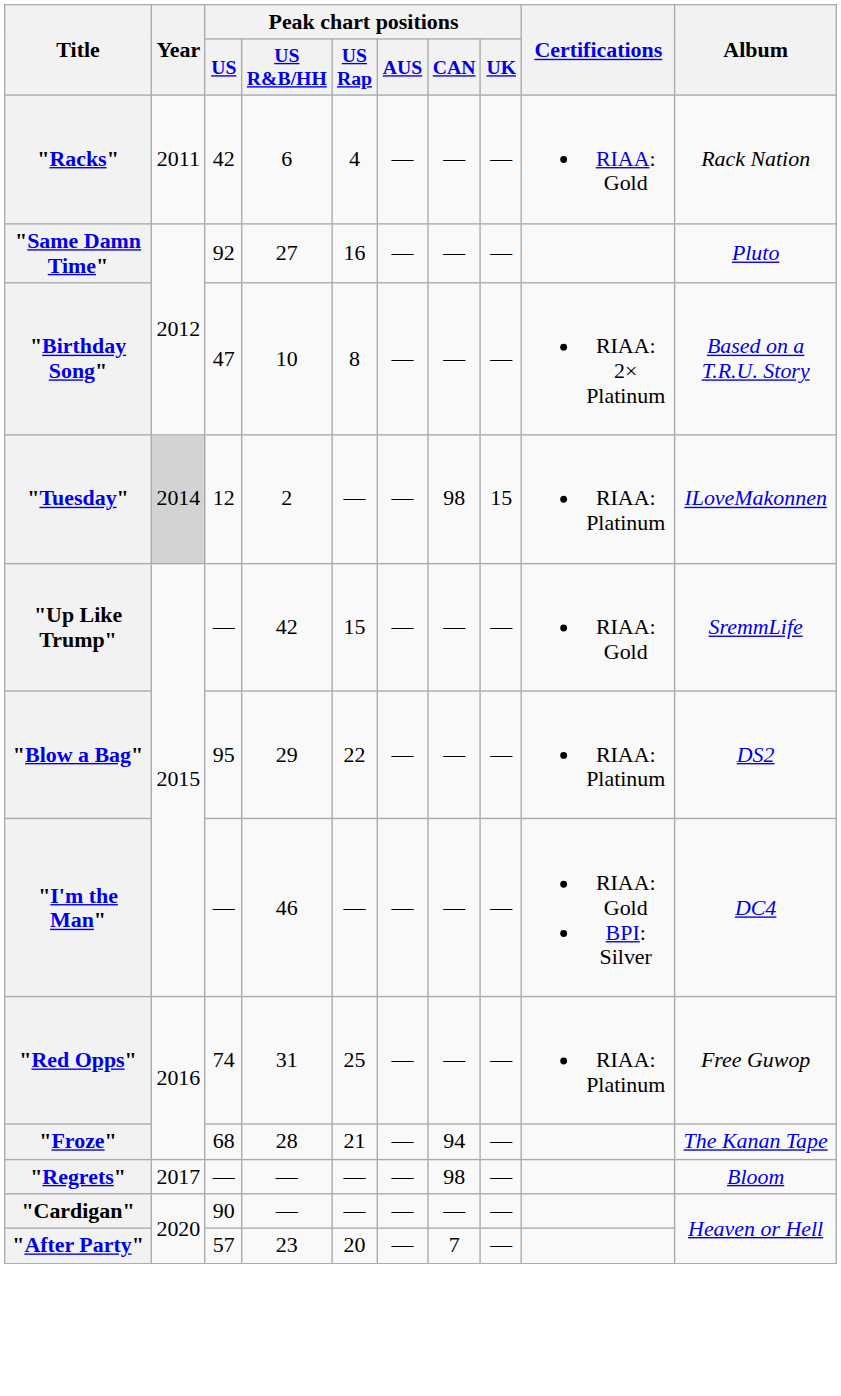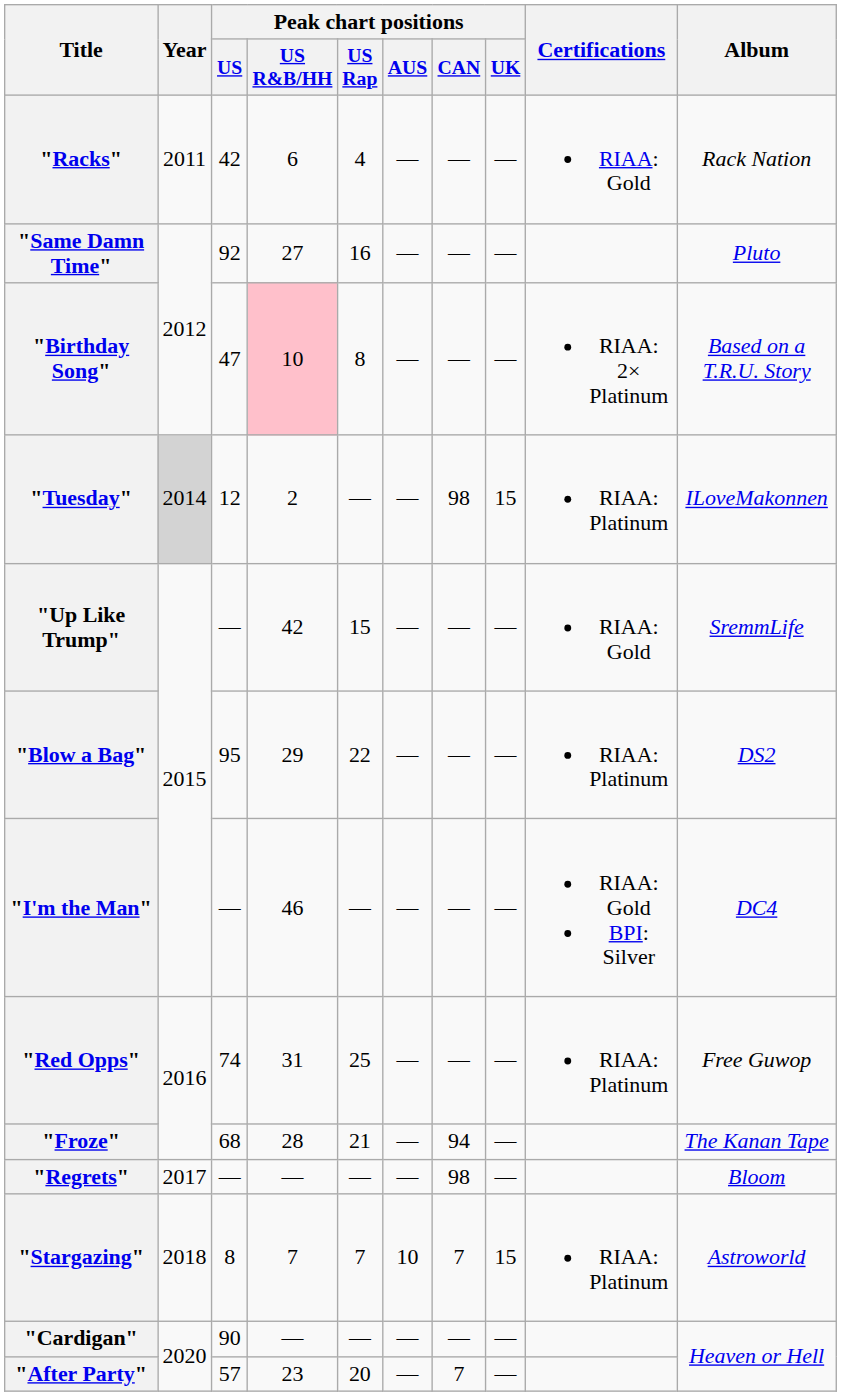(287, 358) no background -> (292, 358) pink background
+ row: (81, 1257)
